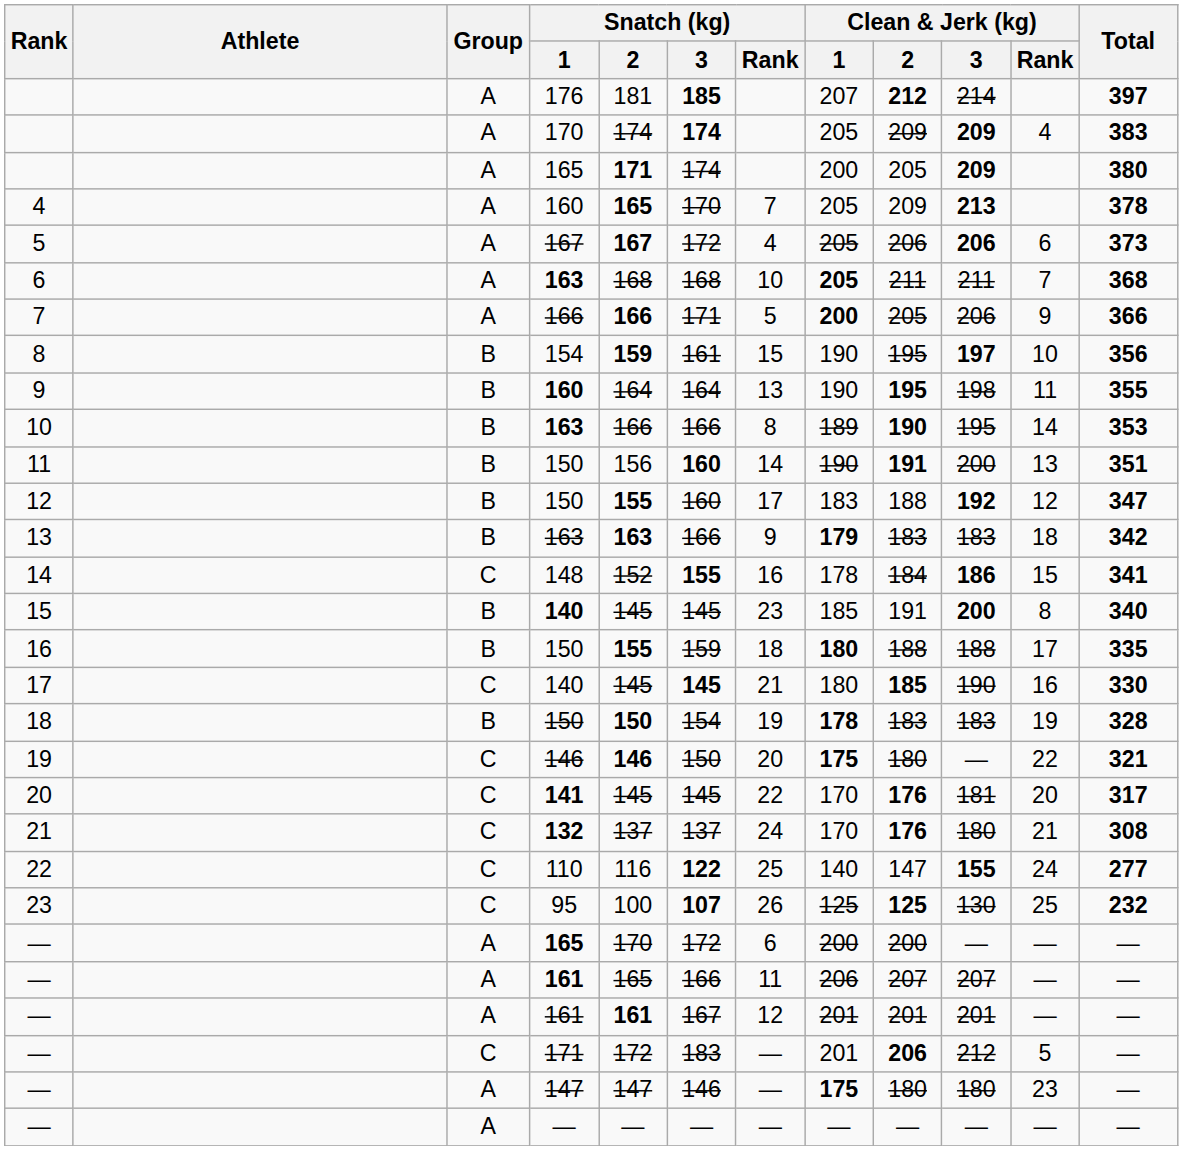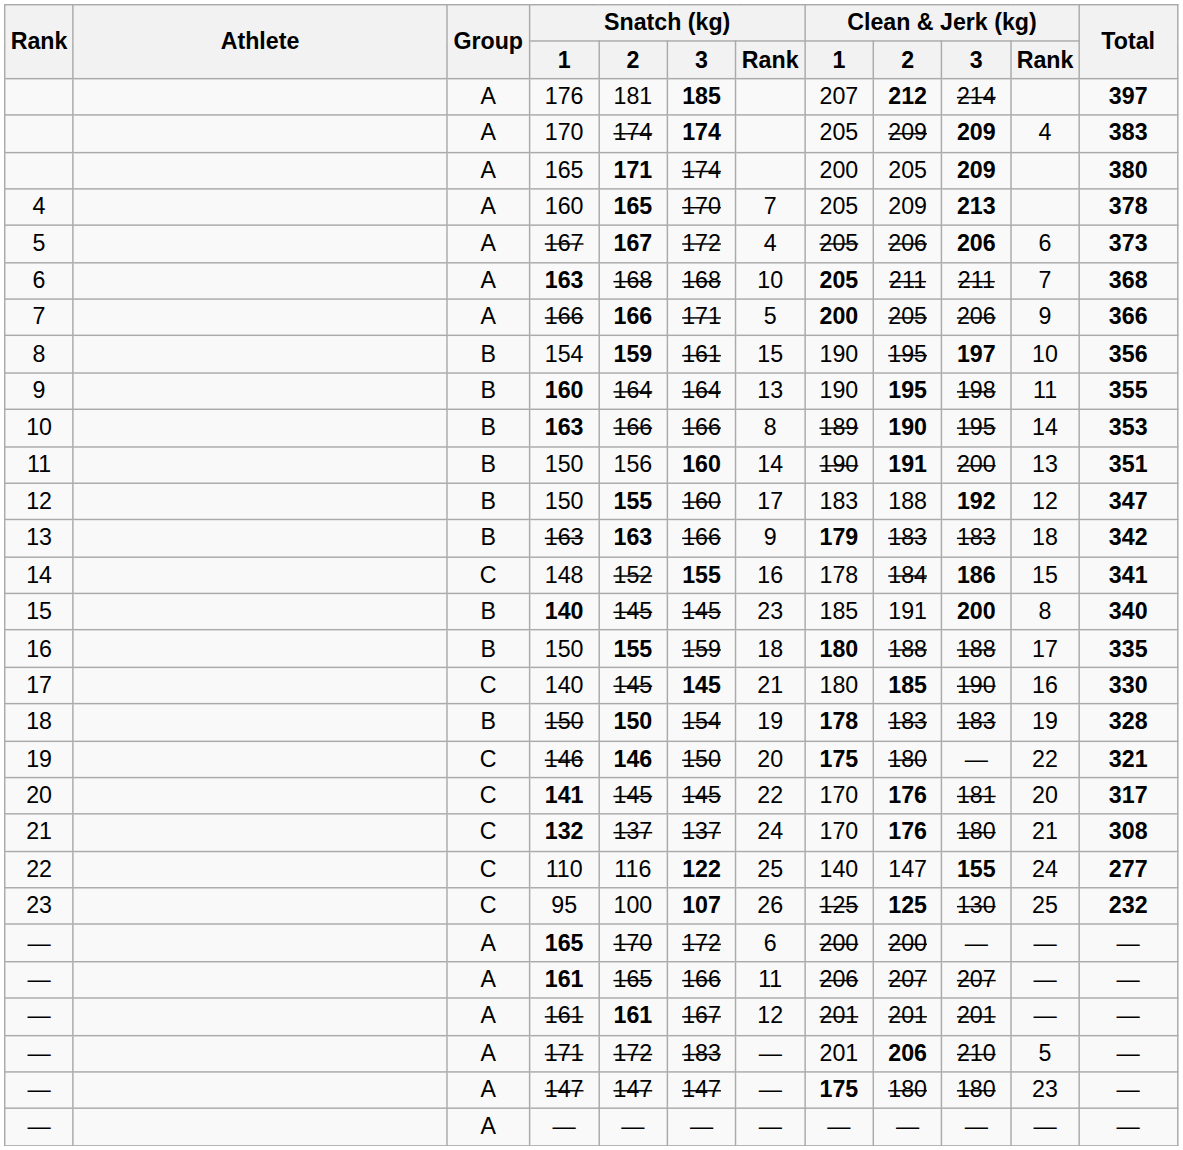(488, 1053) C -> (488, 1053) A
(976, 1053) 212 -> (976, 1053) 210
(702, 1089) 146 -> (702, 1089) 147
